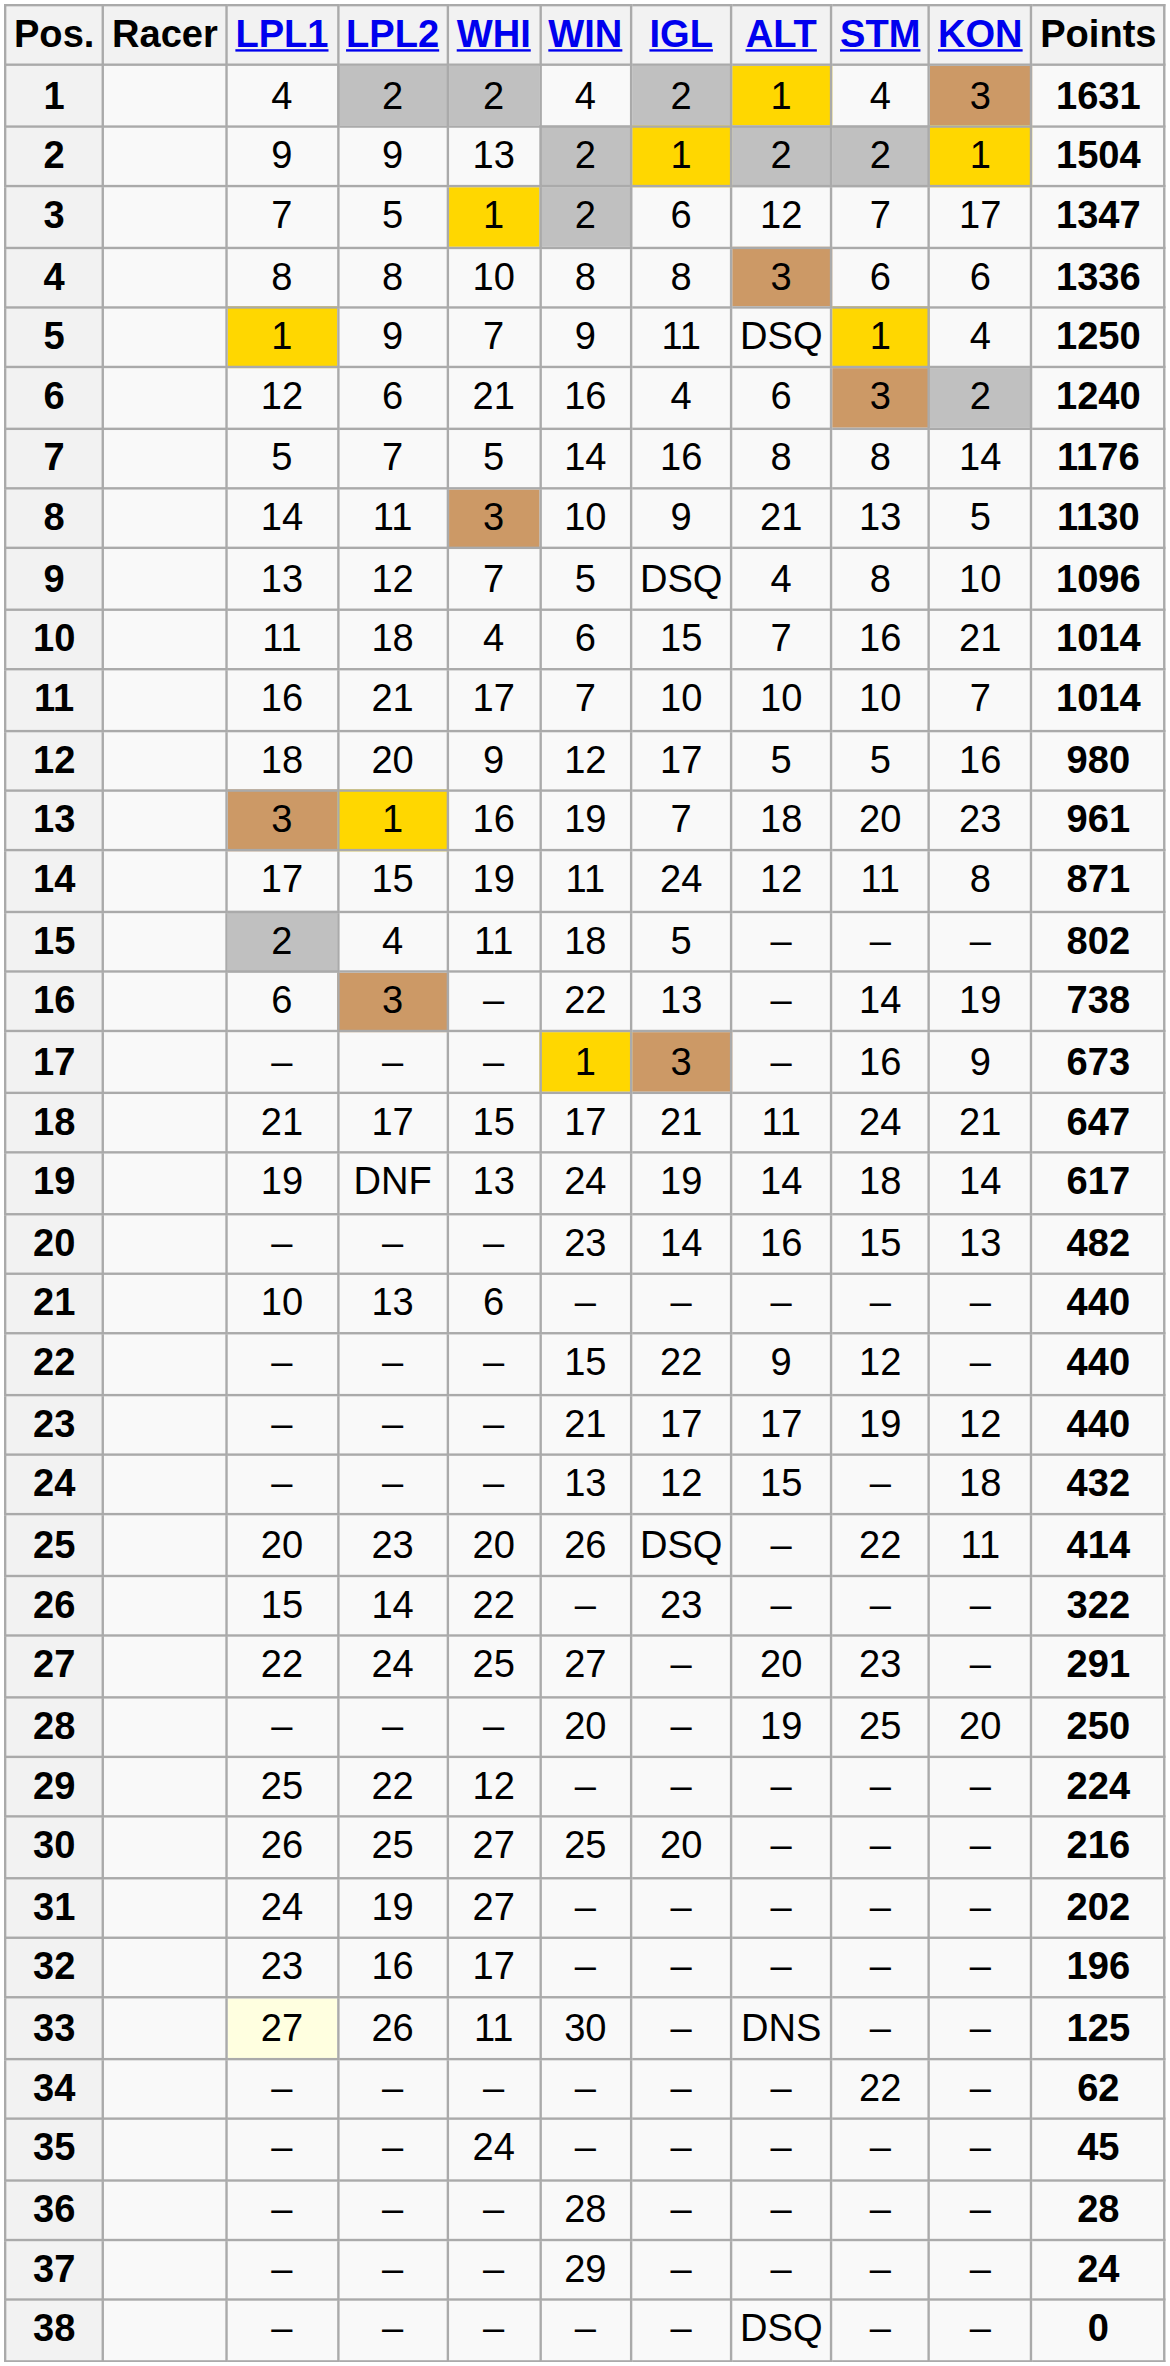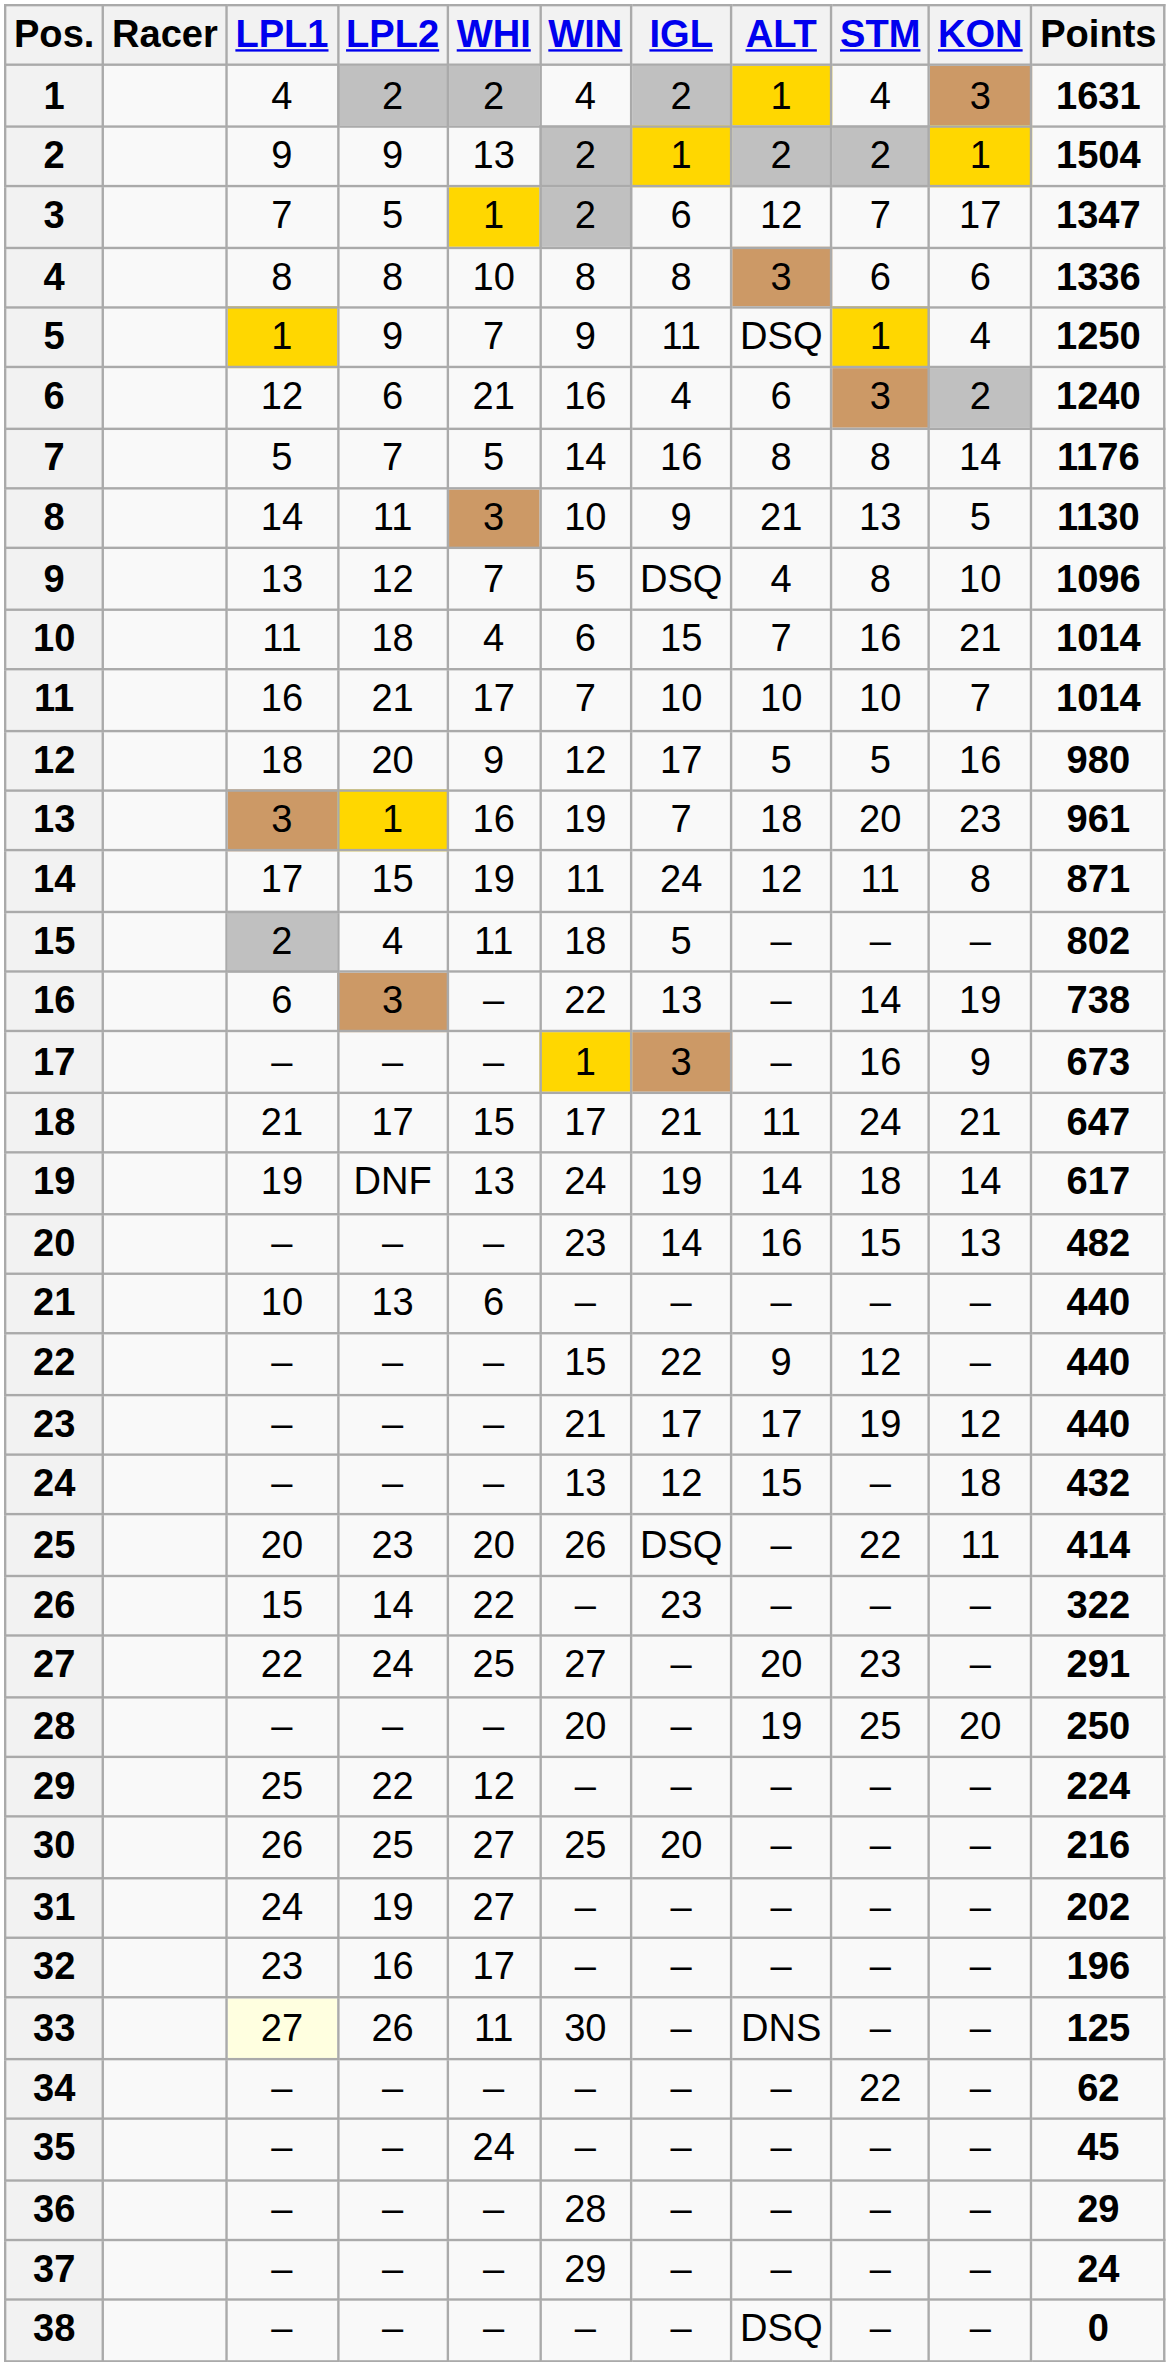(1098, 2208) 28 -> (1098, 2208) 29
